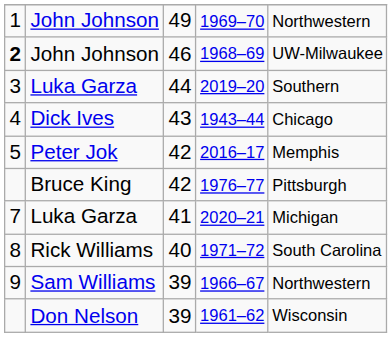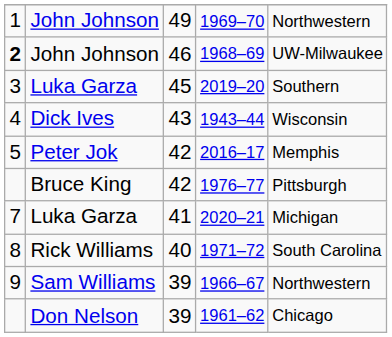(180, 86) 44 -> (180, 86) 45
(303, 119) Chicago -> (310, 119) Wisconsin
(310, 316) Wisconsin -> (303, 316) Chicago
